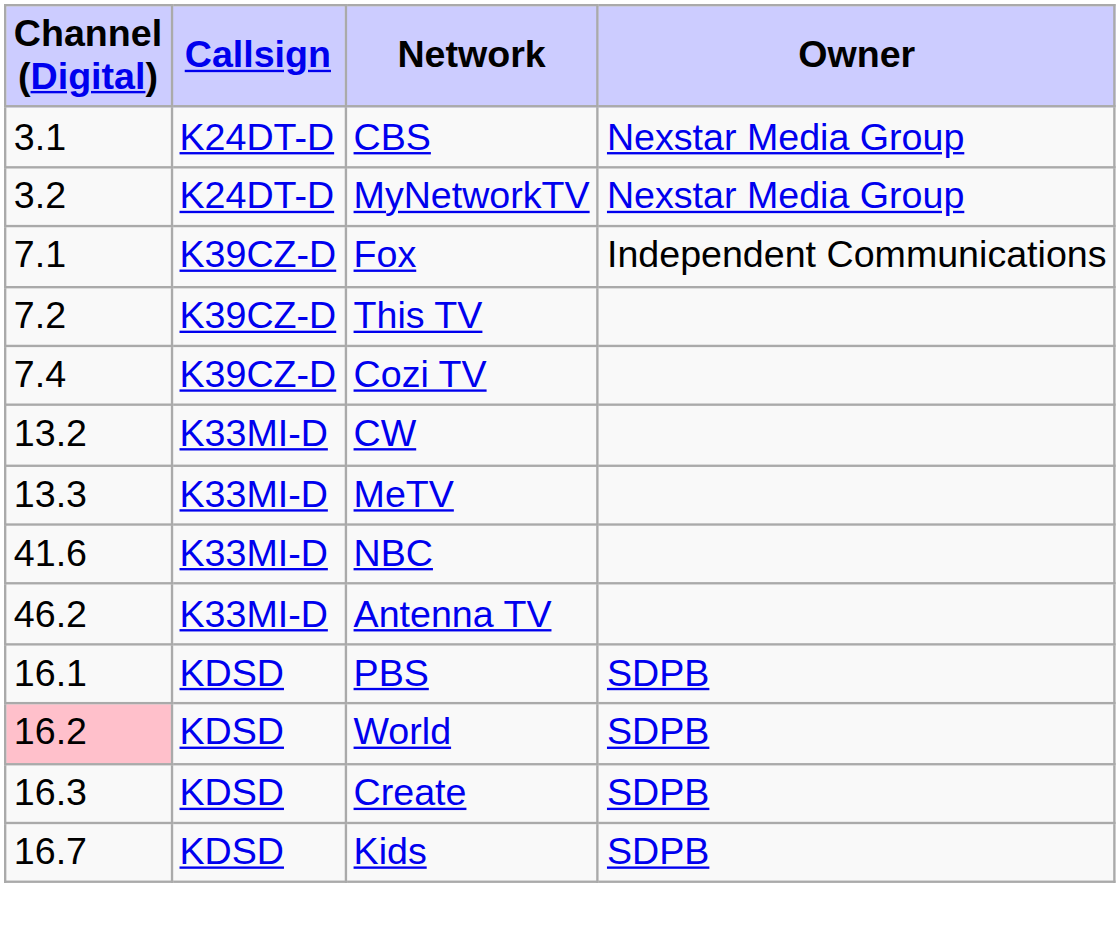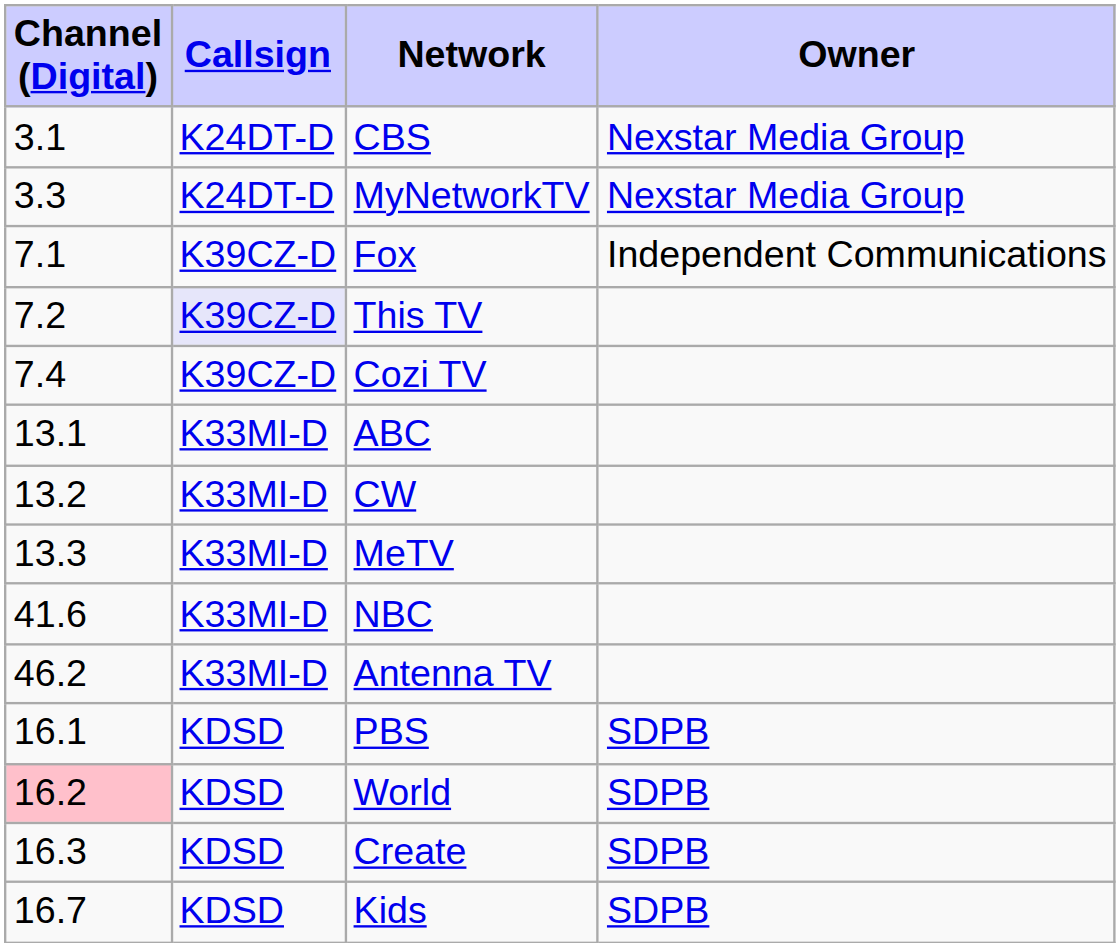(40, 195) 3.2 -> (40, 195) 3.3
(258, 315) no background -> (258, 315) lavender background
+ row: (392, 434)
